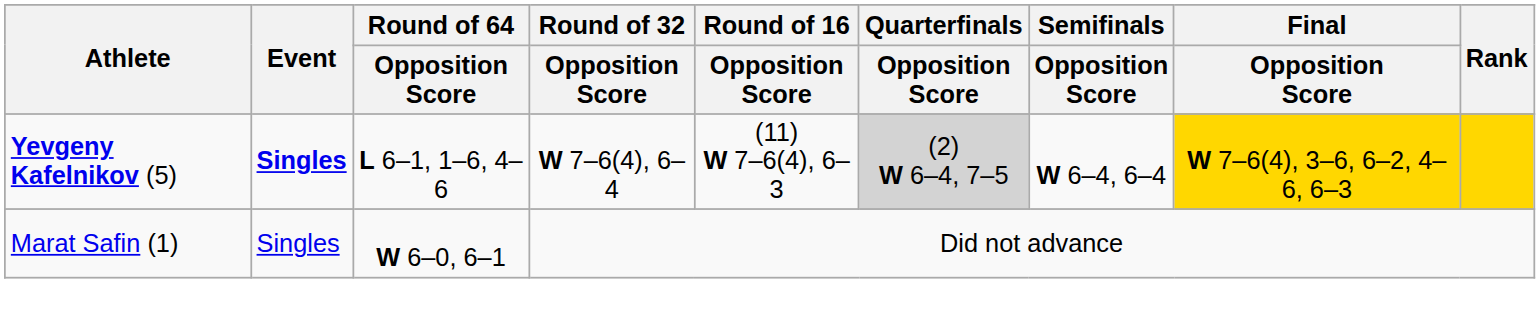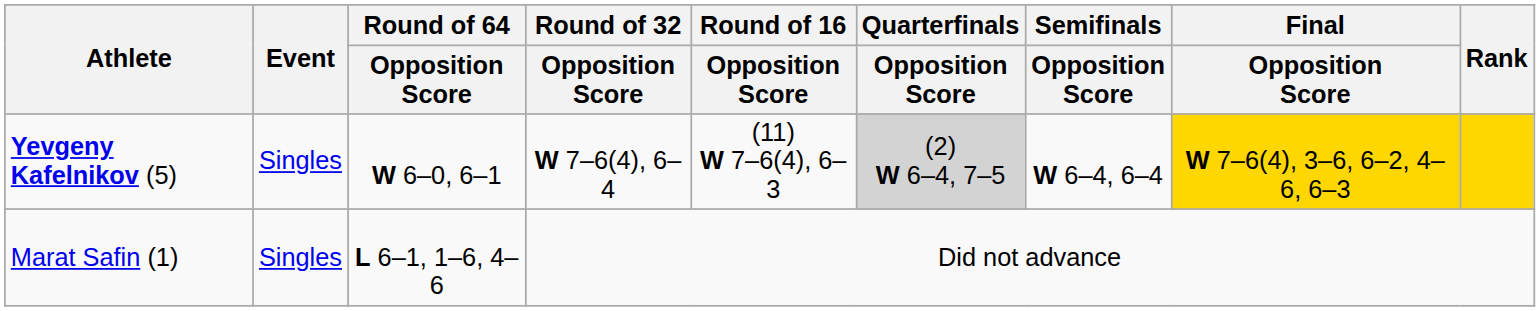(302, 162) bold -> (300, 162) normal
(441, 176) L 6–1, 1–6, 4–6 -> (437, 176) W 6–0, 6–1
(441, 258) W 6–0, 6–1 -> (437, 272) L 6–1, 1–6, 4–6
